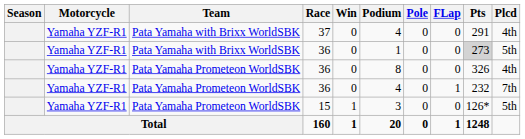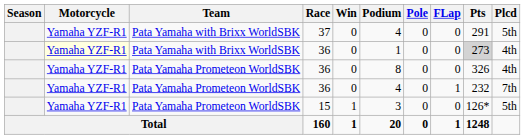(509, 32) 4th -> (509, 32) 5th
(87, 50) no background -> (87, 50) lightyellow background
(509, 50) 5th -> (509, 50) 4th
